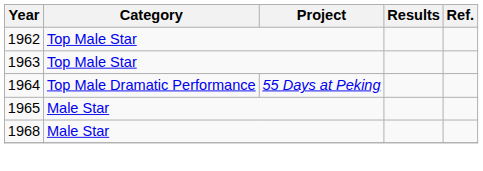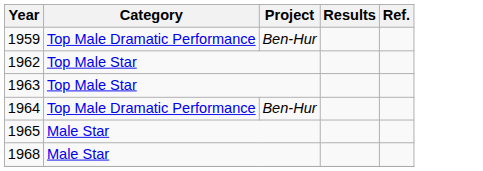+ row: (24, 39)
(321, 85) 55 Days at Peking -> (290, 108) Ben-Hur
